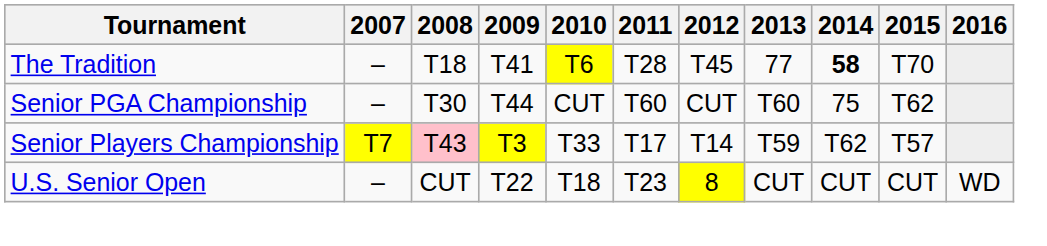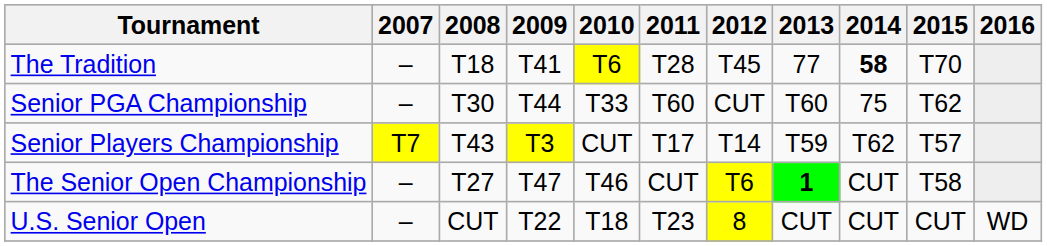(579, 104) CUT -> (607, 104) T33
(445, 143) pink background -> (473, 143) no background
(579, 143) T33 -> (607, 143) CUT
+ row: (189, 183)
